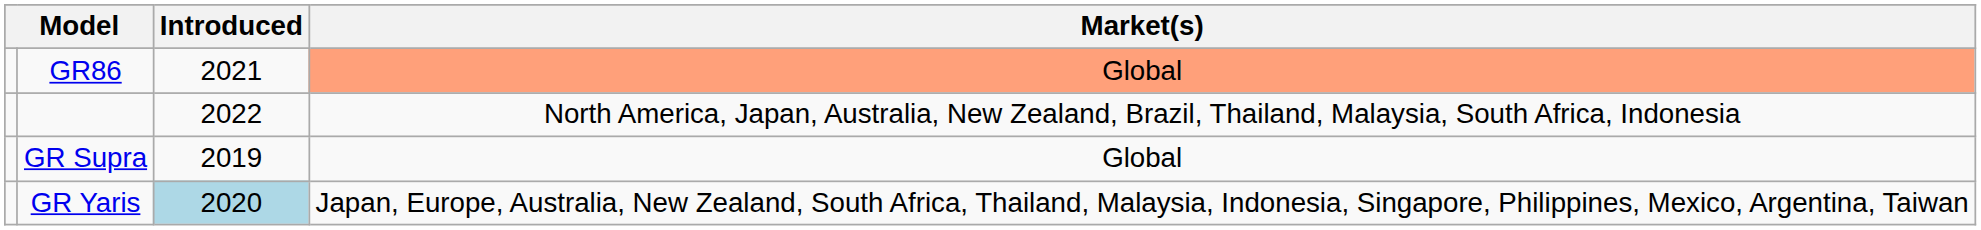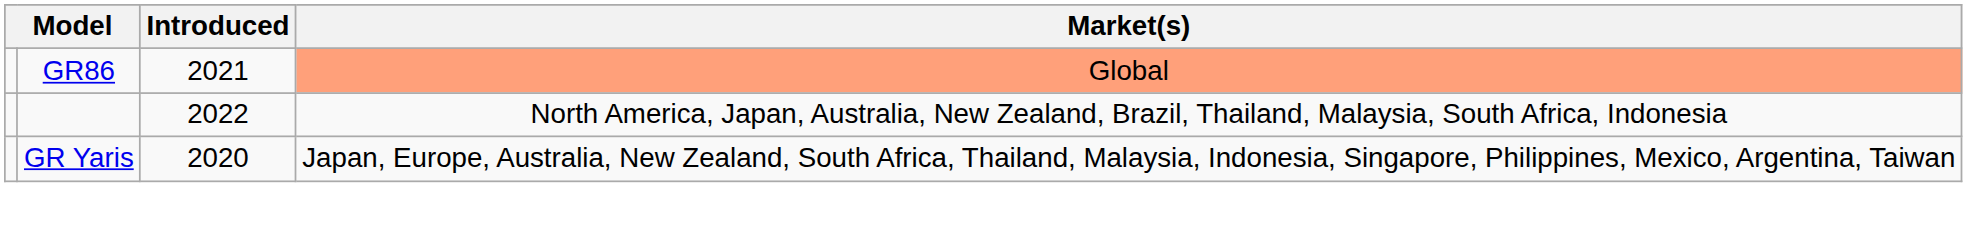- row: (86, 158)
(231, 202) lightblue background -> (218, 158) no background
